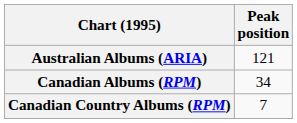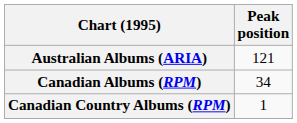(263, 105) 7 -> (263, 105) 1
